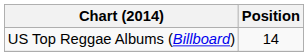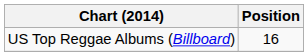(271, 39) 14 -> (271, 39) 16
